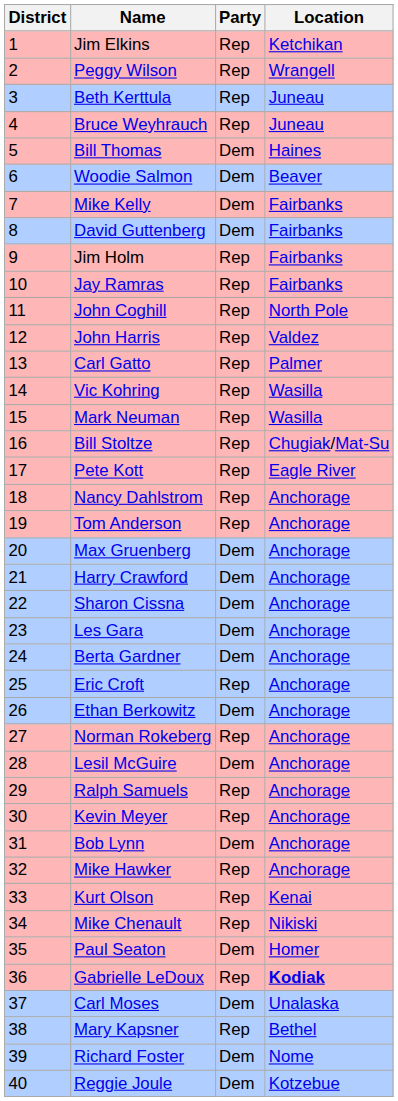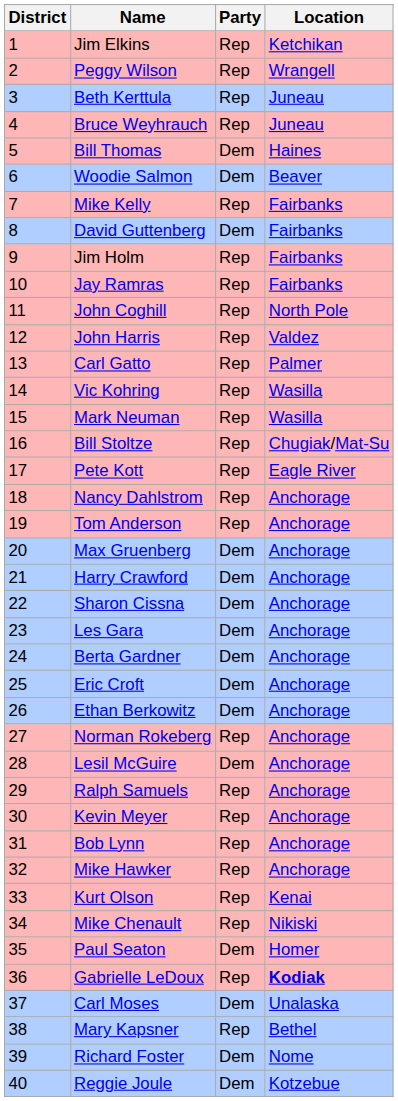(237, 204) Dem -> (234, 204) Rep
(234, 683) Rep -> (237, 683) Dem
(237, 843) Dem -> (234, 843) Rep
